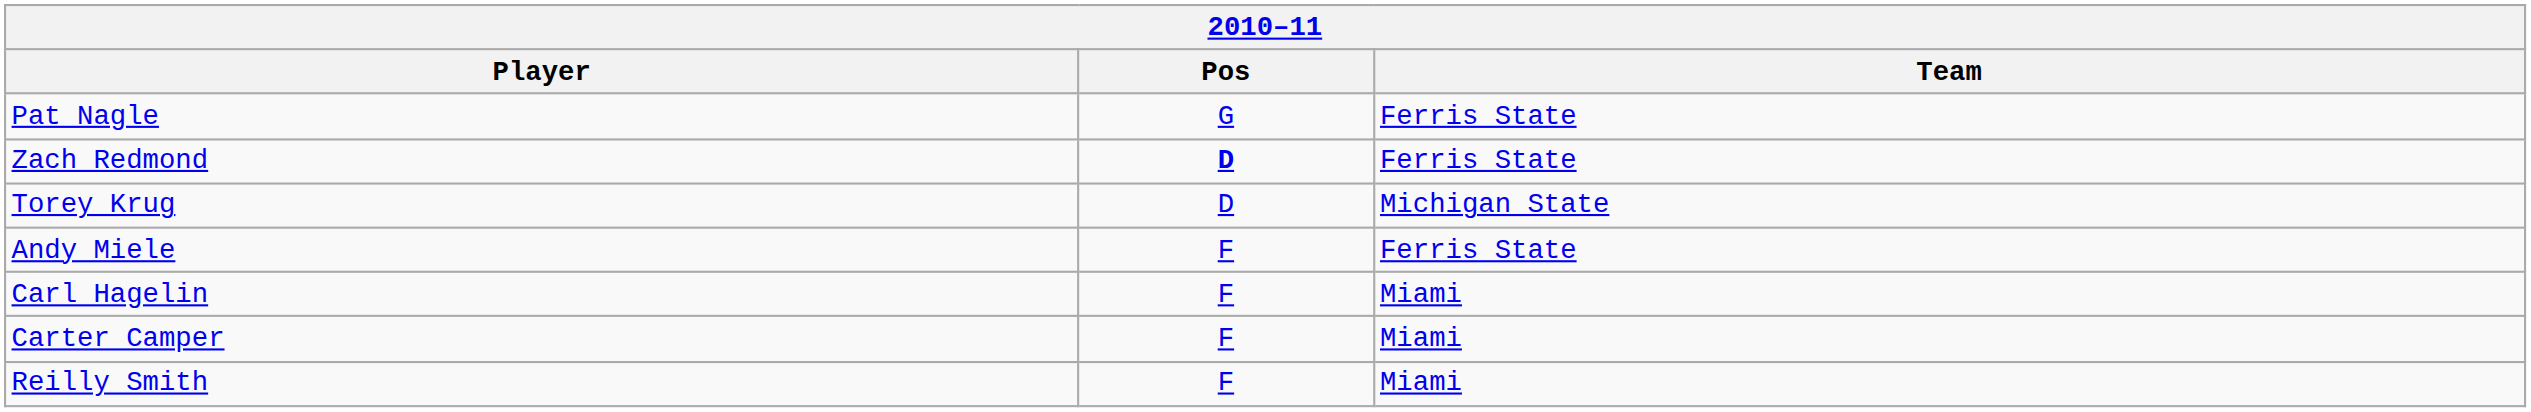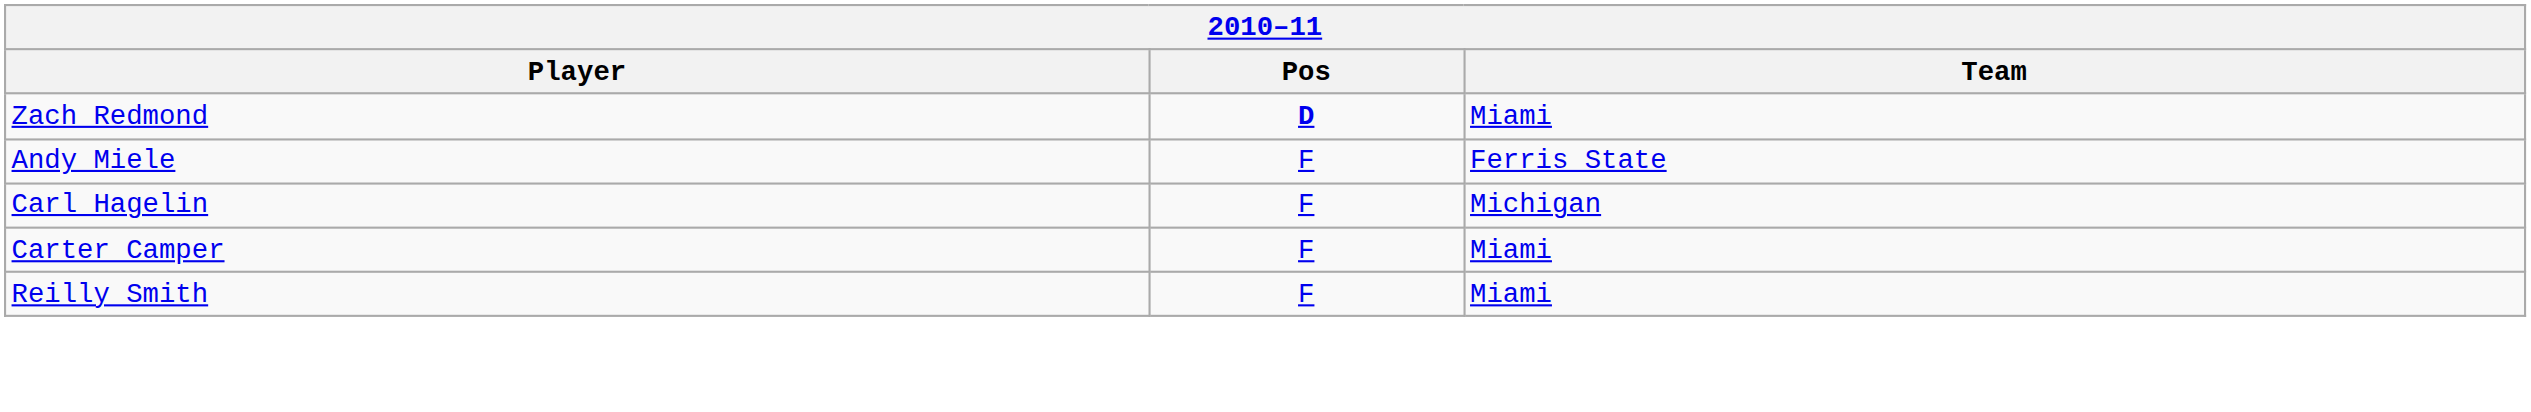- row: (85, 116)
(1478, 161) Ferris State -> (1511, 116) Miami
- row: (93, 205)
(1421, 294) Miami -> (1536, 205) Michigan
